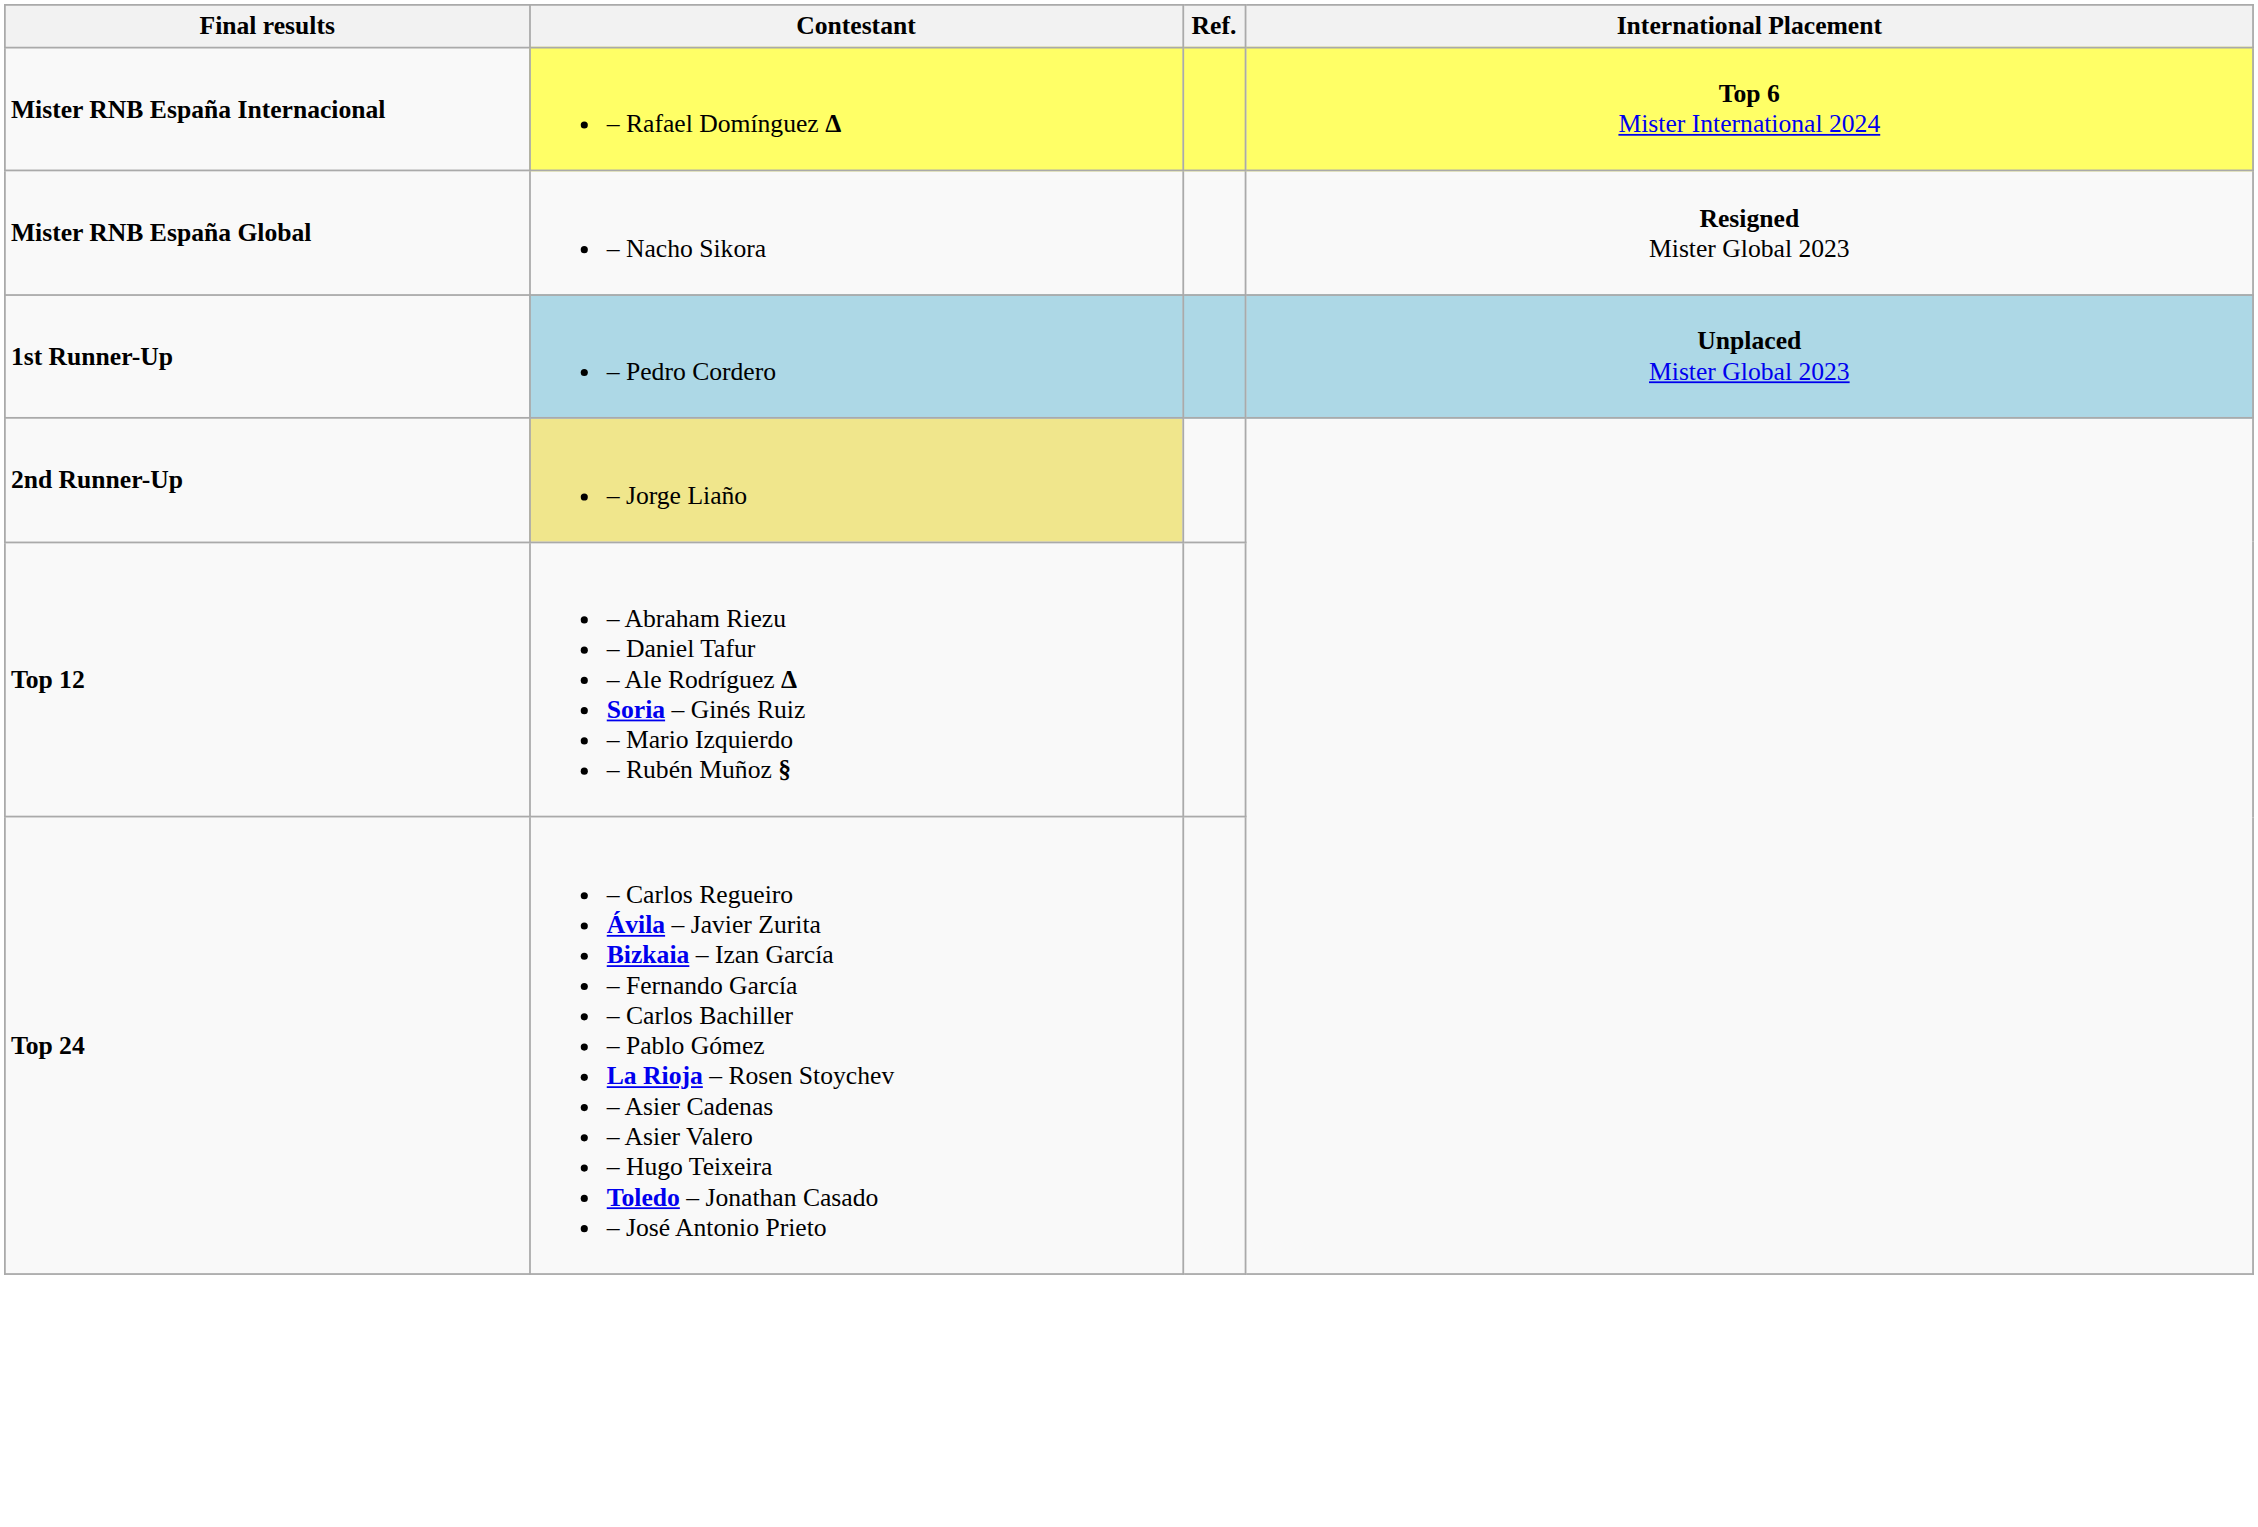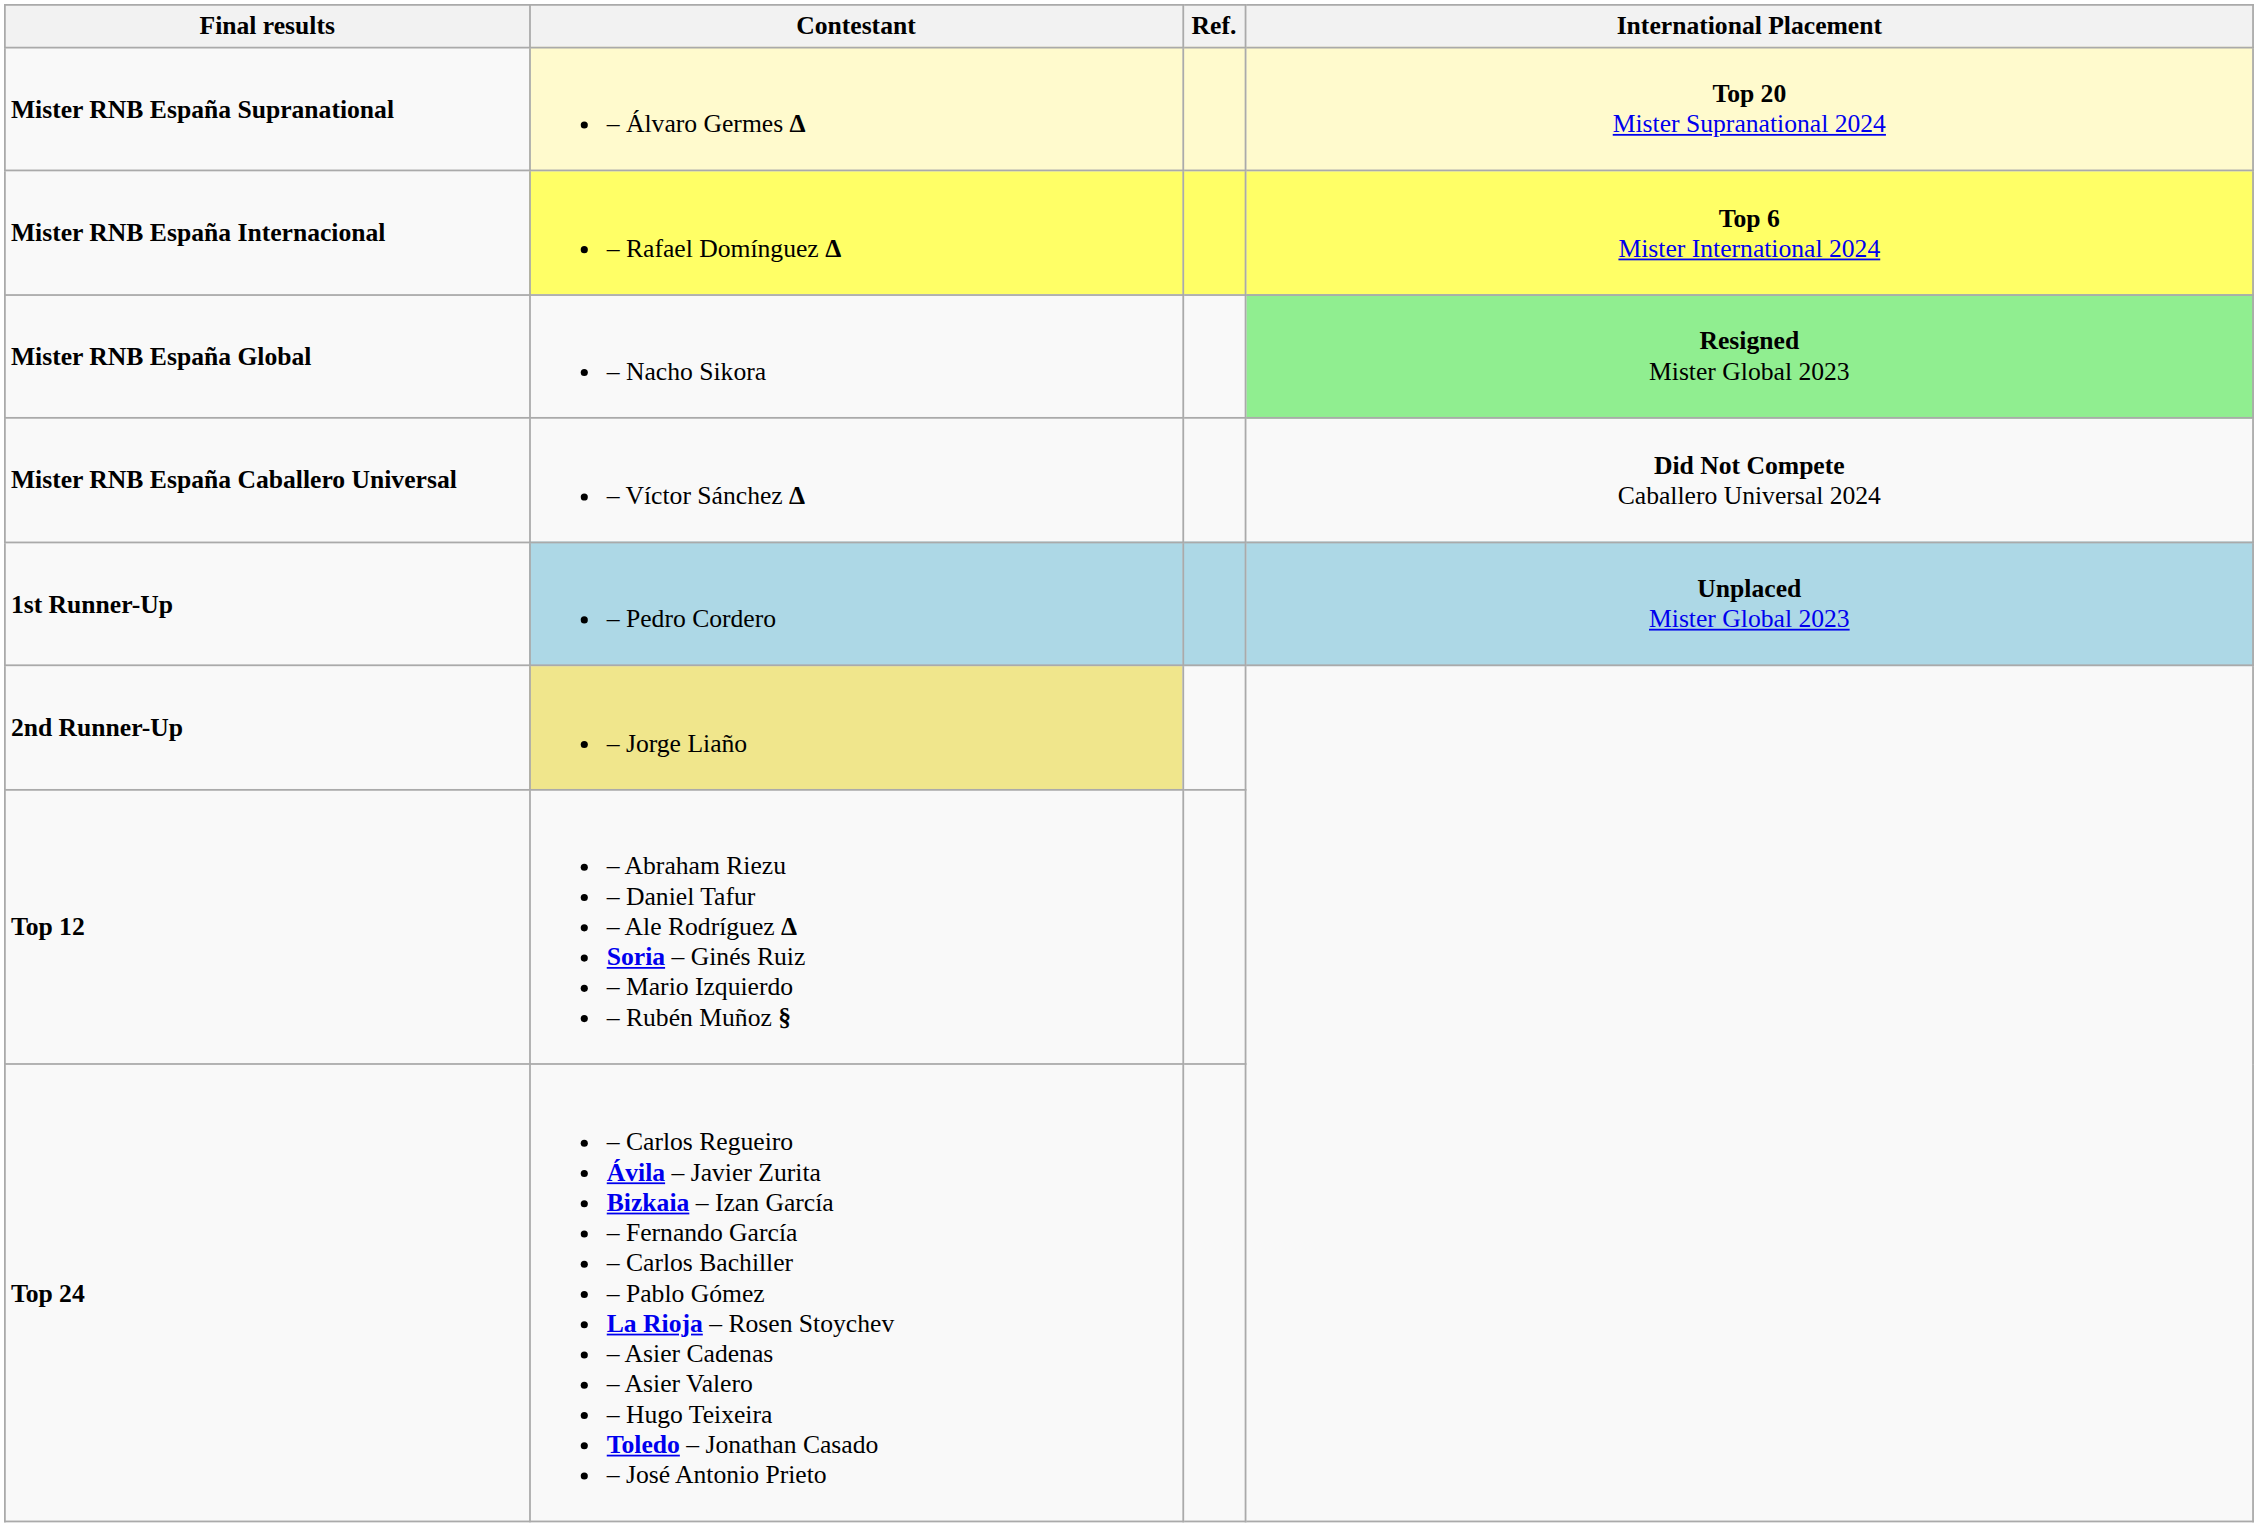+ row: (202, 109)
(1749, 232) no background -> (1749, 356) lightgreen background
+ row: (234, 480)
